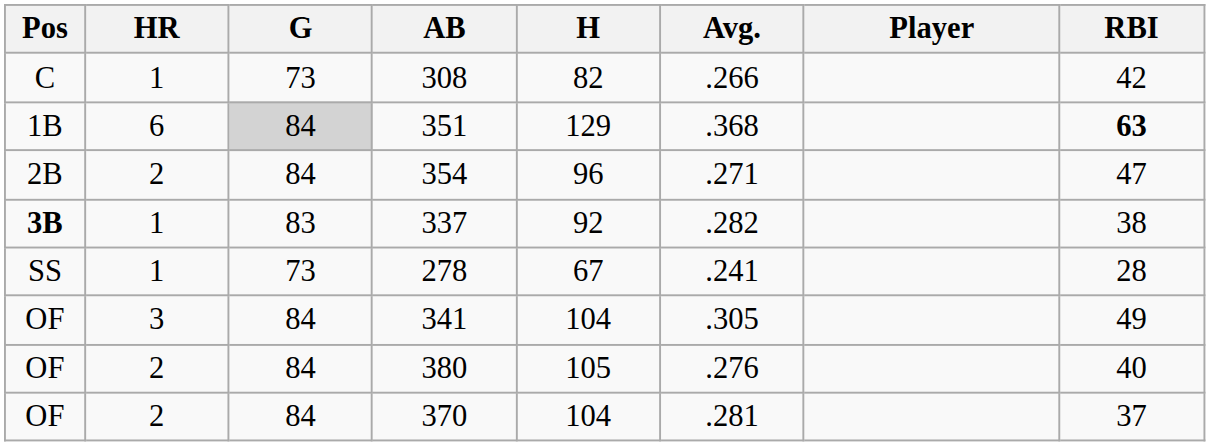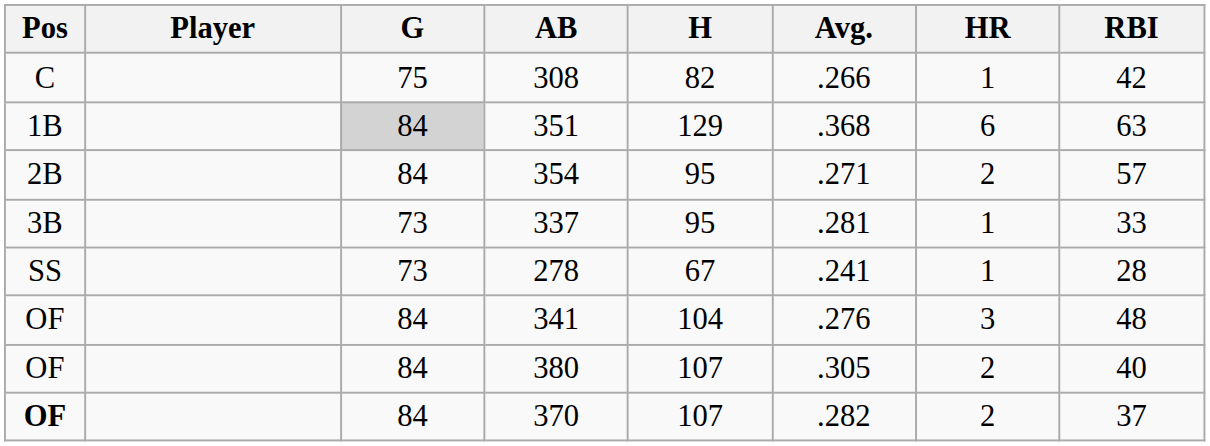columns swapped: (932, 28) <-> (157, 28)
(301, 77) 73 -> (412, 77) 75
(1132, 125) bold -> (1132, 125) normal
(588, 174) 96 -> (700, 174) 95
(1132, 174) 47 -> (1132, 174) 57
(45, 222) bold -> (45, 222) normal
(301, 222) 83 -> (412, 222) 73
(588, 222) 92 -> (700, 222) 95
(732, 222) .282 -> (844, 222) .281
(1132, 222) 38 -> (1132, 222) 33
(732, 319) .305 -> (844, 319) .276
(1132, 319) 49 -> (1132, 319) 48
(588, 367) 105 -> (700, 367) 107
(732, 367) .276 -> (844, 367) .305
(45, 416) normal -> (45, 416) bold
(588, 416) 104 -> (700, 416) 107
(732, 416) .281 -> (844, 416) .282
